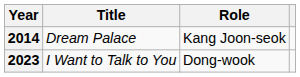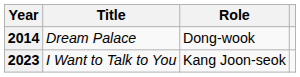(234, 38) Kang Joon-seok -> (219, 38) Dong-wook
(219, 60) Dong-wook -> (234, 60) Kang Joon-seok
